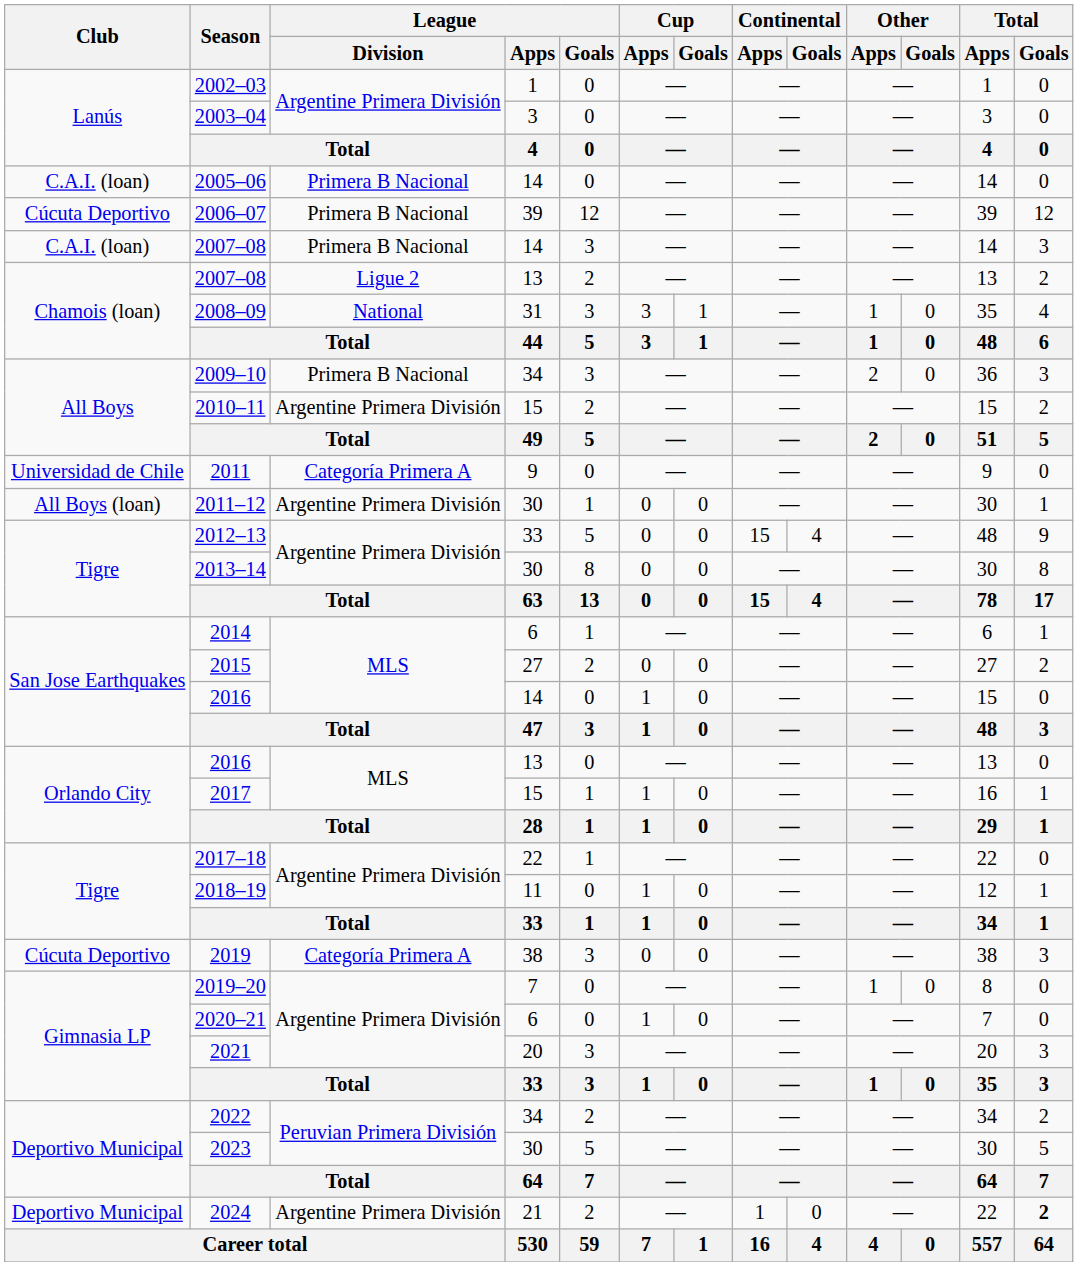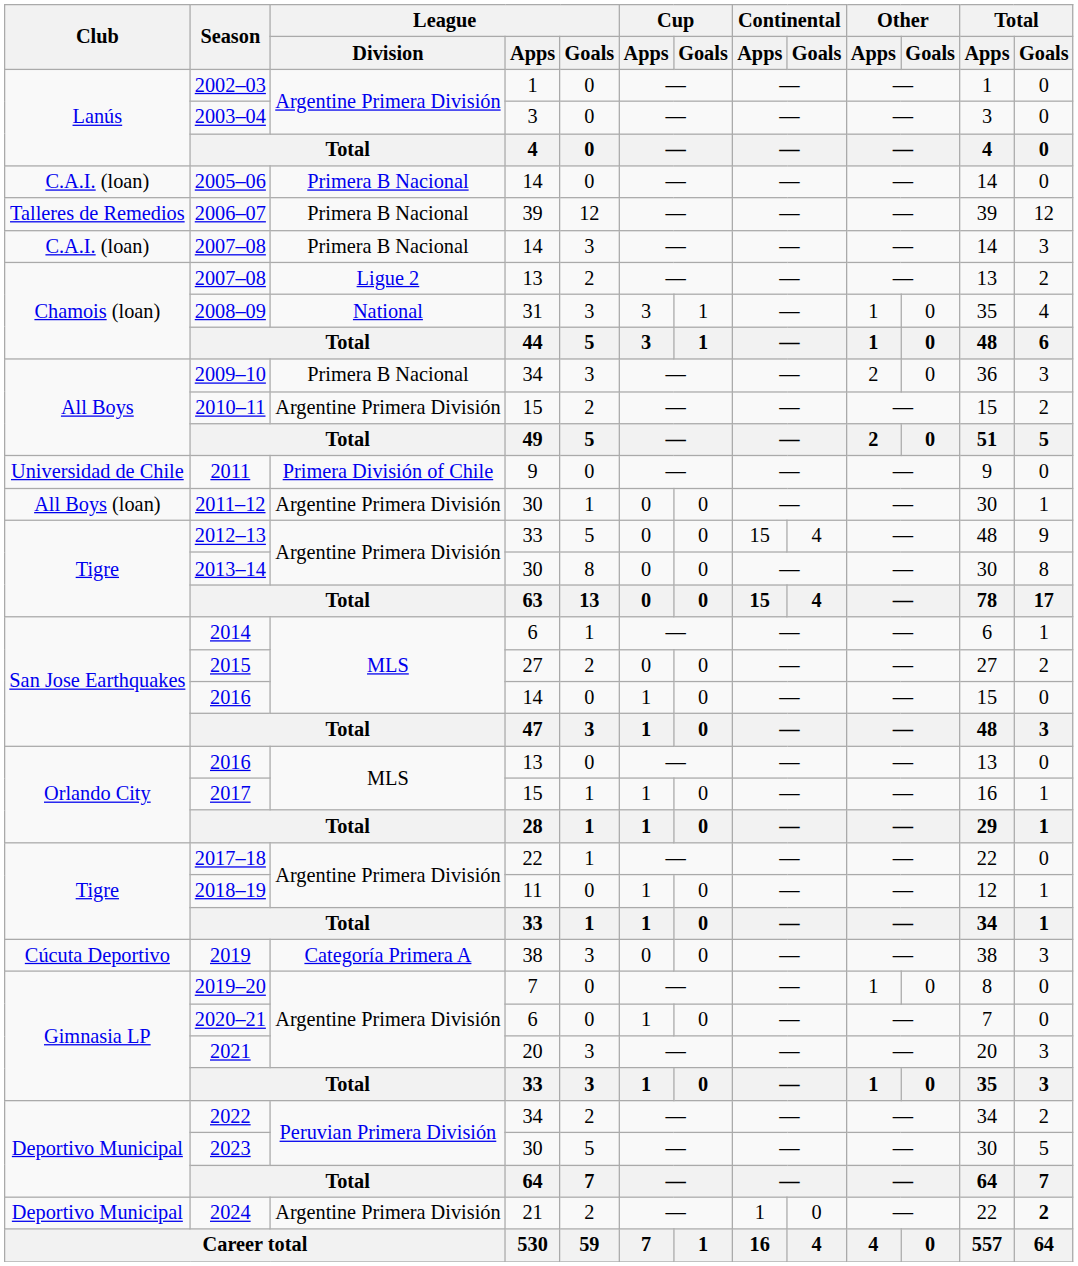(97, 213) Cúcuta Deportivo -> (97, 213) Talleres de Remedios
(388, 471) Categoría Primera A -> (388, 471) Primera División of Chile
